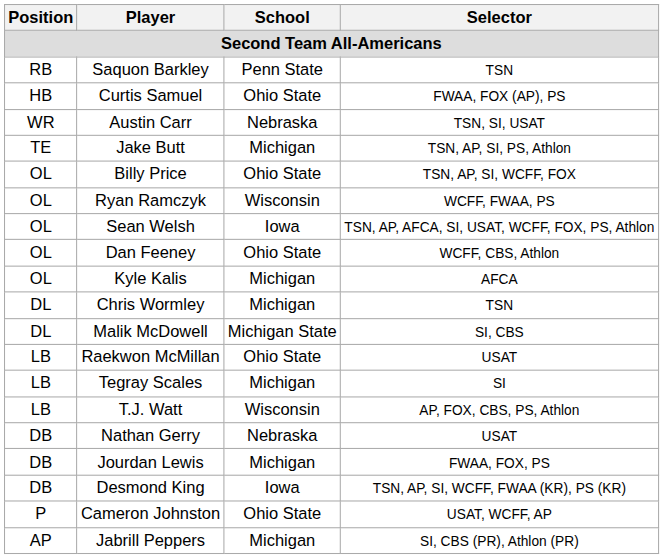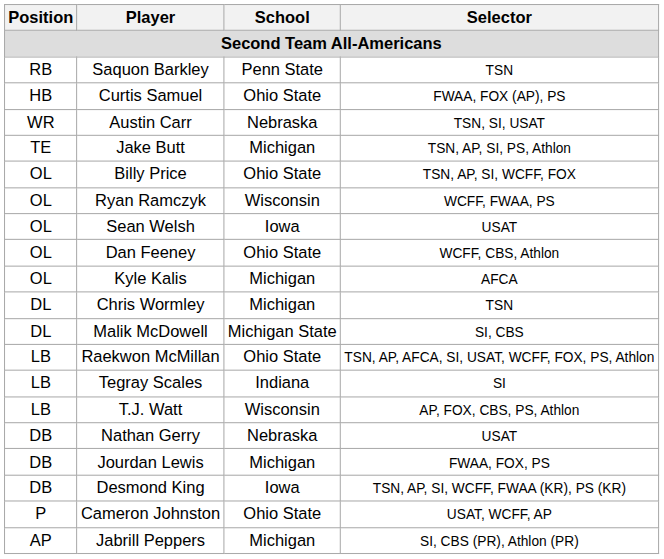(499, 227) TSN, AP, AFCA, SI, USAT, WCFF, FOX, PS, Athlon -> (499, 227) USAT
(499, 358) USAT -> (499, 358) TSN, AP, AFCA, SI, USAT, WCFF, FOX, PS, Athlon
(282, 383) Michigan -> (282, 383) Indiana
